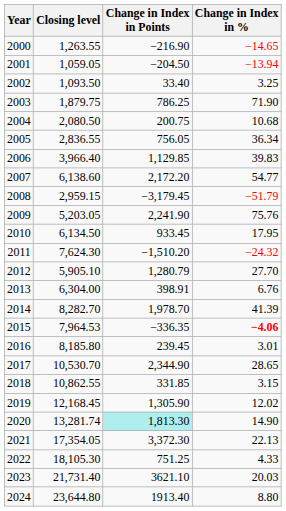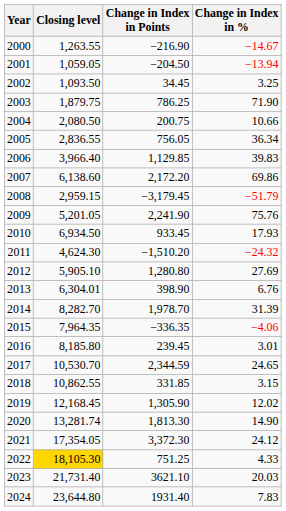(262, 45) −14.65 -> (262, 45) −14.67
(176, 83) 33.40 -> (176, 83) 34.45
(265, 121) 10.68 -> (265, 121) 10.66
(265, 177) 54.77 -> (265, 177) 69.86
(80, 214) 5,203.05 -> (80, 214) 5,201.05
(80, 233) 6,134.50 -> (80, 233) 6,934.50
(265, 233) 17.95 -> (265, 233) 17.93
(80, 252) 7,624.30 -> (80, 252) 4,624.30
(169, 271) 1,280.79 -> (169, 271) 1,280.80
(265, 271) 27.70 -> (265, 271) 27.69
(80, 290) 6,304.00 -> (80, 290) 6,304.01
(173, 290) 398.91 -> (173, 290) 398.90
(265, 308) 41.39 -> (265, 308) 31.39
(80, 327) 7,964.53 -> (80, 327) 7,964.35
(265, 327) bold -> (265, 327) normal
(169, 365) 2,344.90 -> (169, 365) 2,344.59
(265, 365) 28.65 -> (265, 365) 24.65
(169, 421) paleturquoise background -> (169, 421) no background
(265, 440) 22.13 -> (265, 440) 24.12
(77, 459) no background -> (77, 459) gold background
(170, 496) 1913.40 -> (170, 496) 1931.40
(268, 496) 8.80 -> (268, 496) 7.83
